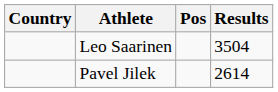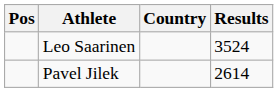columns swapped: (193, 18) <-> (40, 18)
(232, 45) 3504 -> (232, 45) 3524
